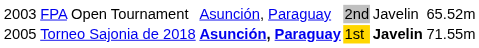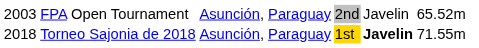(20, 34) 2005 -> (20, 34) 2018
(270, 34) bold -> (265, 34) normal
